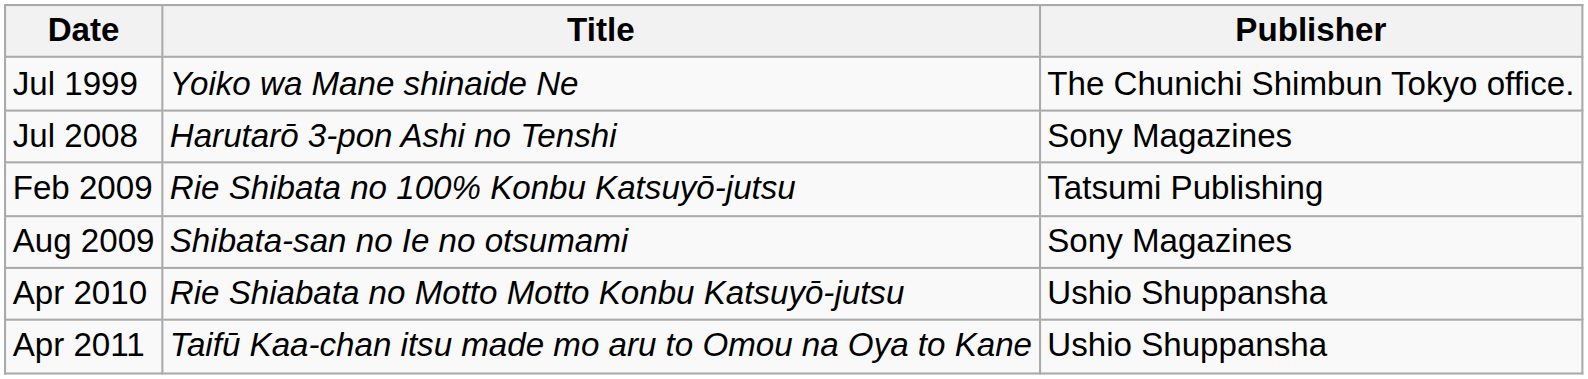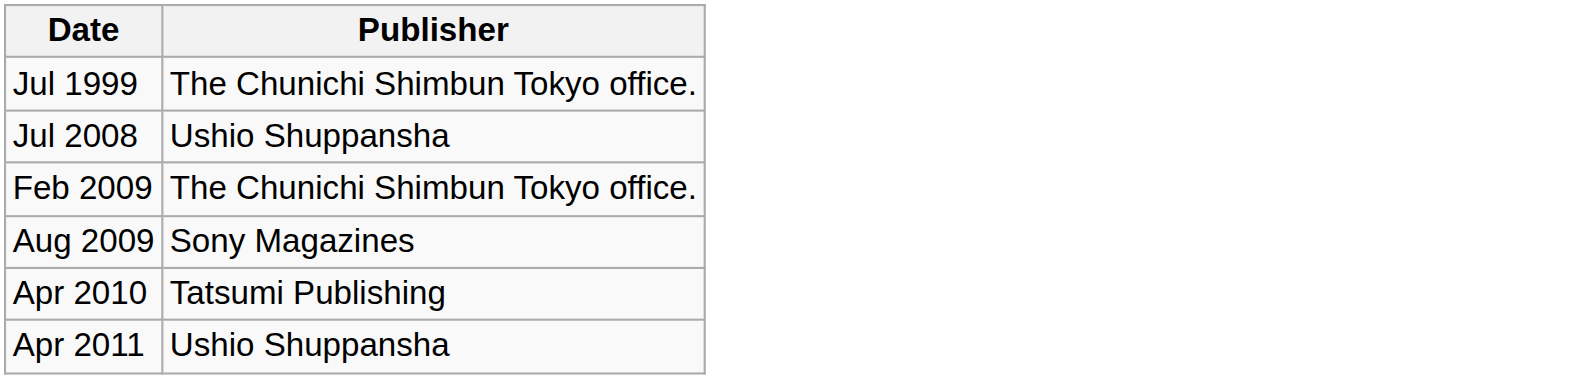- column: (601, 30)
(1170, 135) Sony Magazines -> (310, 135) Ushio Shuppansha
(1185, 188) Tatsumi Publishing -> (433, 188) The Chunichi Shimbun Tokyo office.
(1187, 293) Ushio Shuppansha -> (308, 293) Tatsumi Publishing
